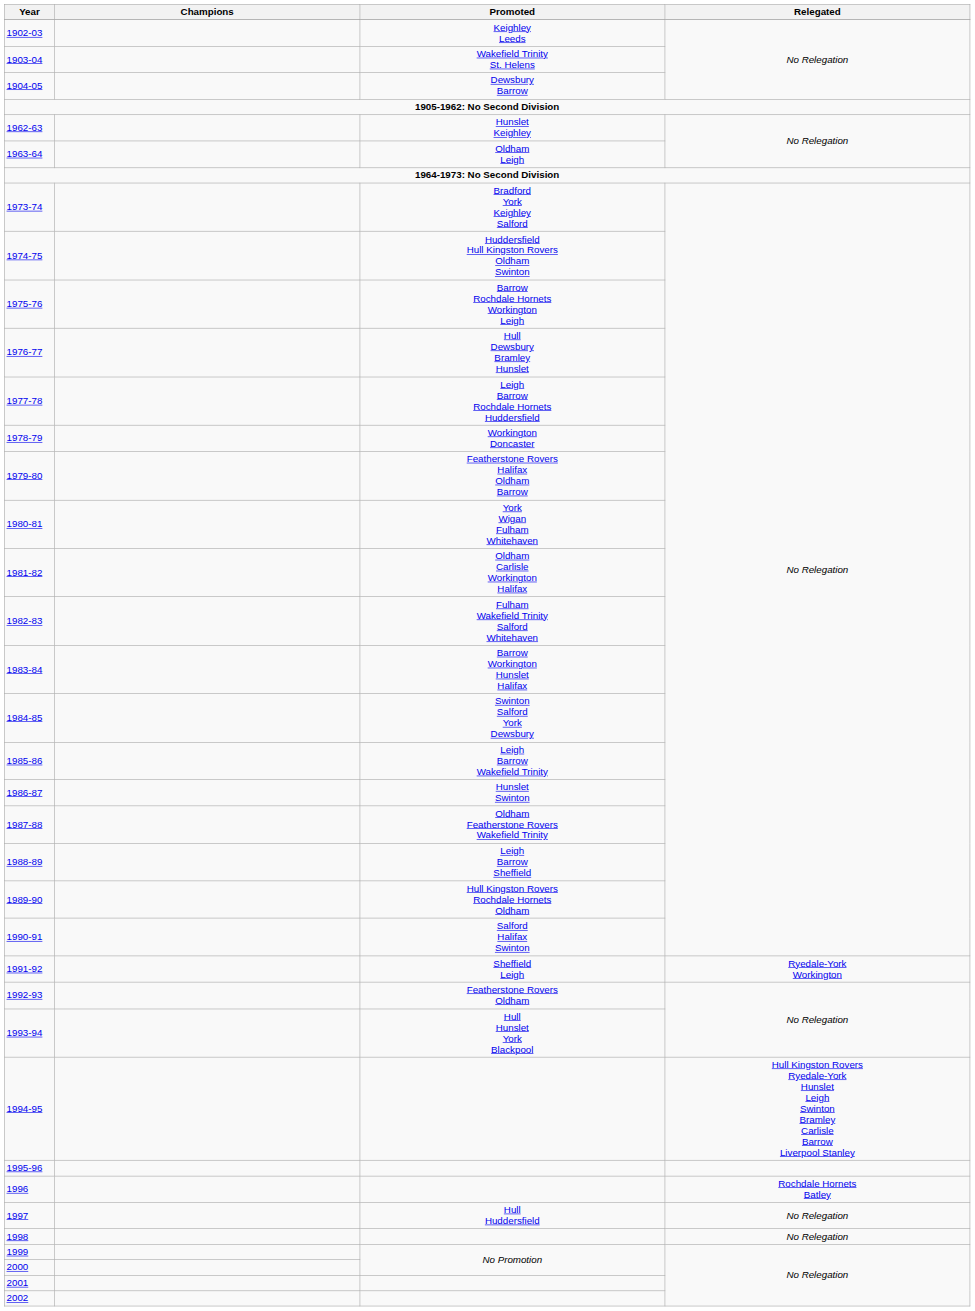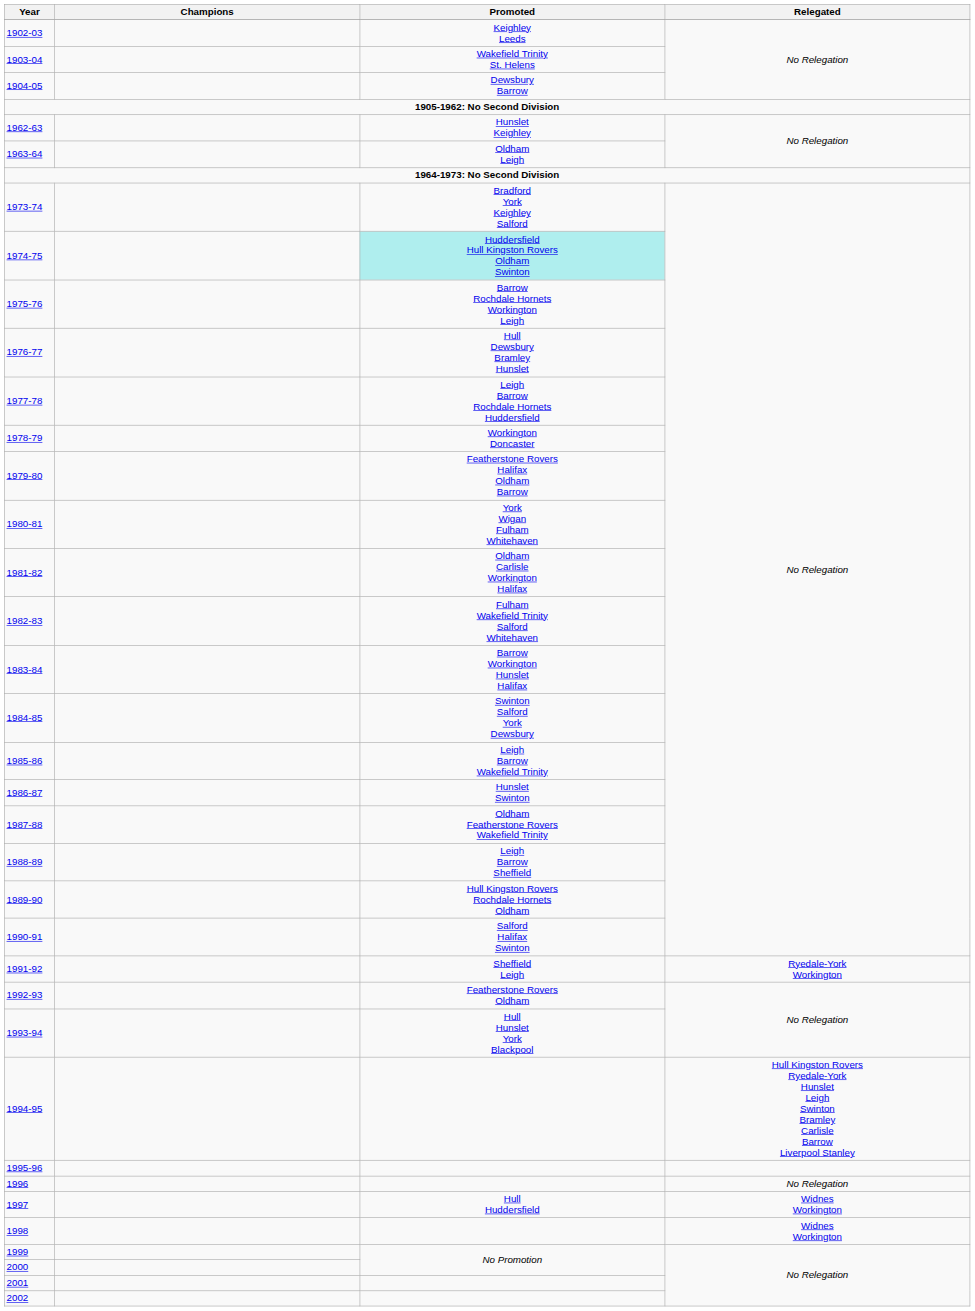(512, 255) no background -> (512, 255) paleturquoise background
(817, 1189) Rochdale Hornets Batley -> (817, 1183) No Relegation
(817, 1215) No Relegation -> (817, 1204) Widnes Workington
(817, 1236) No Relegation -> (817, 1231) Widnes Workington
